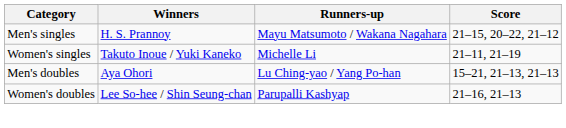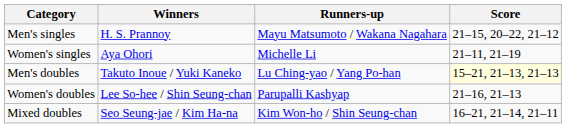(171, 53) Takuto Inoue / Yuki Kaneko -> (127, 53) Aya Ohori
(127, 73) Aya Ohori -> (171, 73) Takuto Inoue / Yuki Kaneko
(506, 73) no background -> (506, 73) lightyellow background
+ row: (45, 113)
